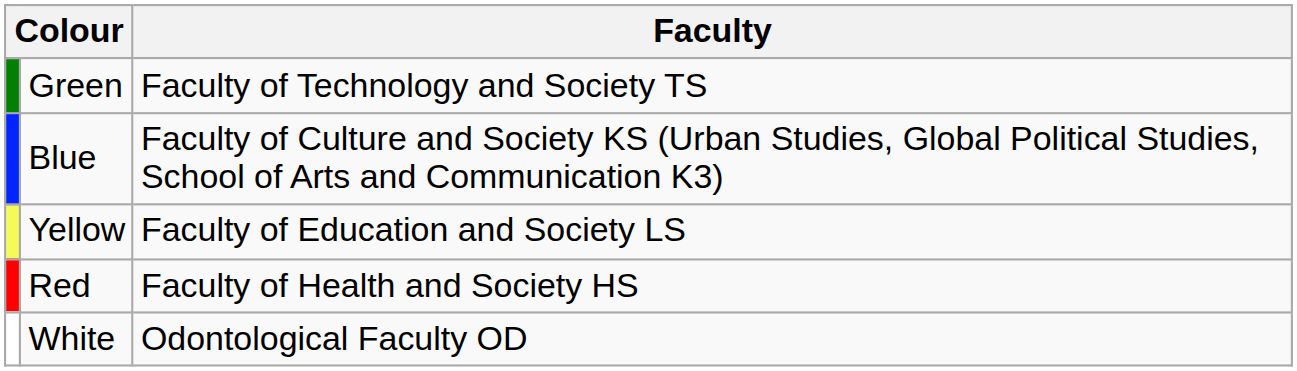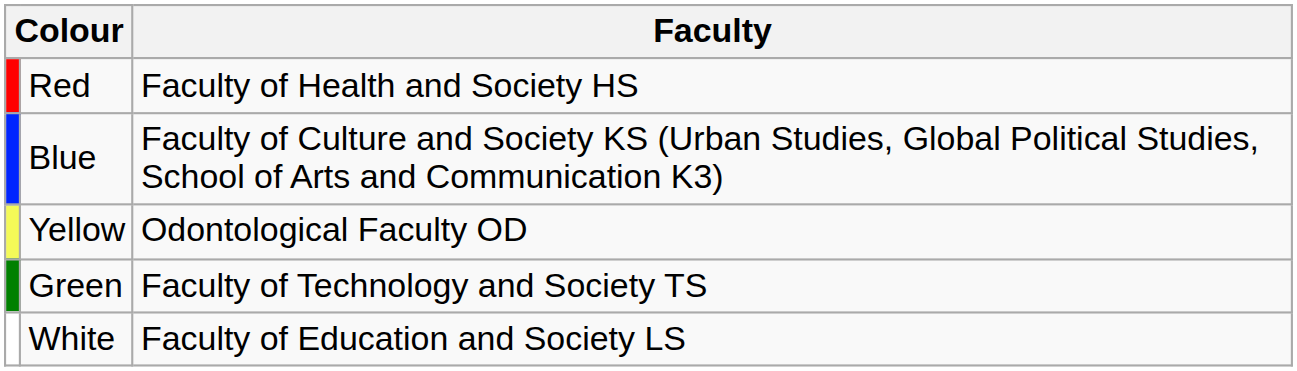rows swapped: (60, 284) <-> (76, 85)
(413, 230) Faculty of Education and Society LS -> (334, 230) Odontological Faculty OD
(334, 338) Odontological Faculty OD -> (413, 338) Faculty of Education and Society LS
